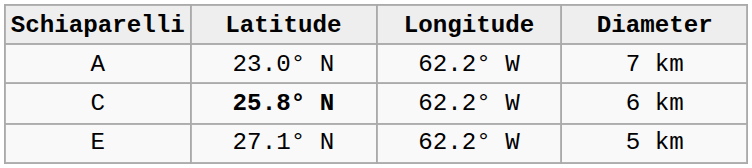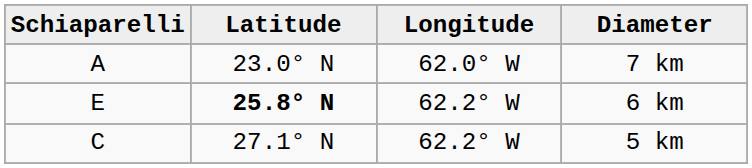(469, 64) 62.2° W -> (469, 64) 62.0° W
(98, 103) C -> (98, 103) E
(98, 143) E -> (98, 143) C
